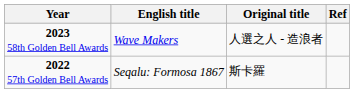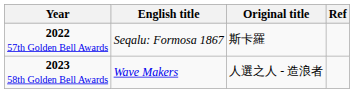rows swapped: (58, 72) <-> (58, 39)
